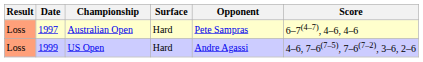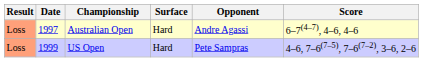(221, 29) Pete Sampras -> (221, 29) Andre Agassi
(221, 47) Andre Agassi -> (221, 47) Pete Sampras
